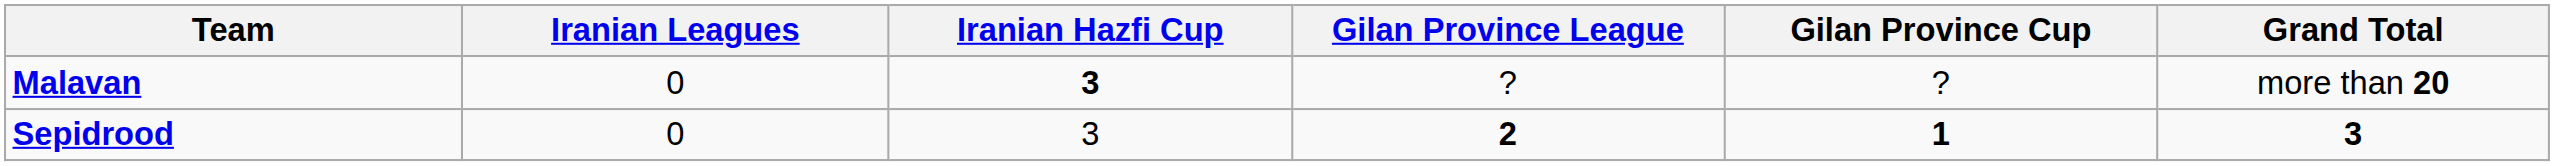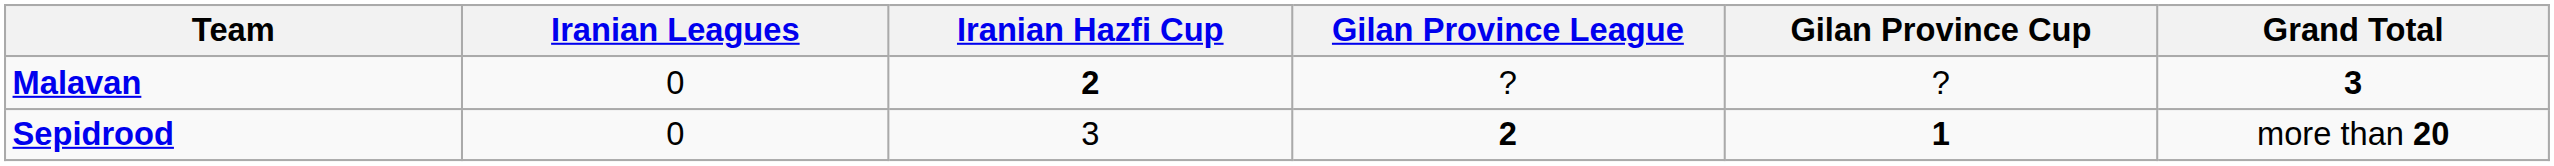(1090, 82) 3 -> (1090, 82) 2
(2353, 82) more than 20 -> (2353, 82) 3
(2353, 133) 3 -> (2353, 133) more than 20
